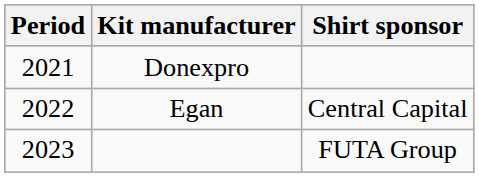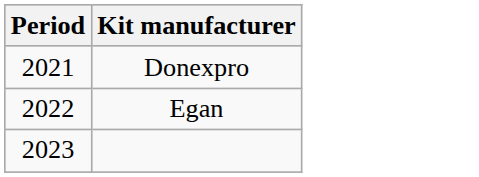- column: (388, 25)
